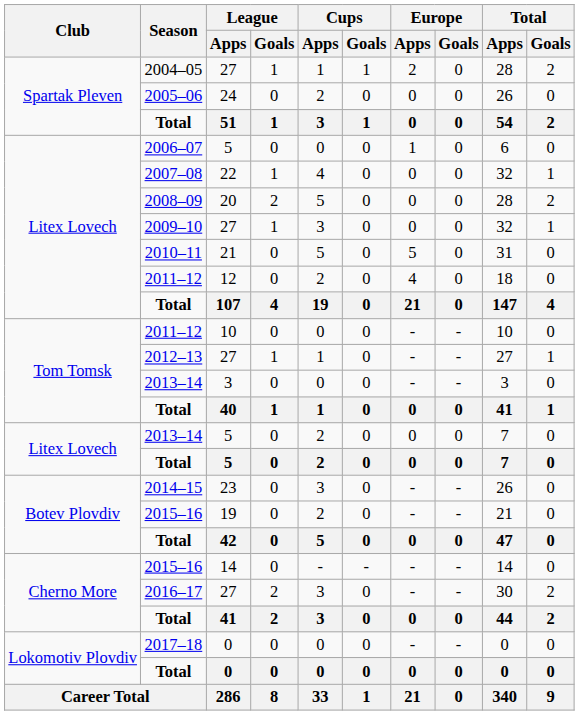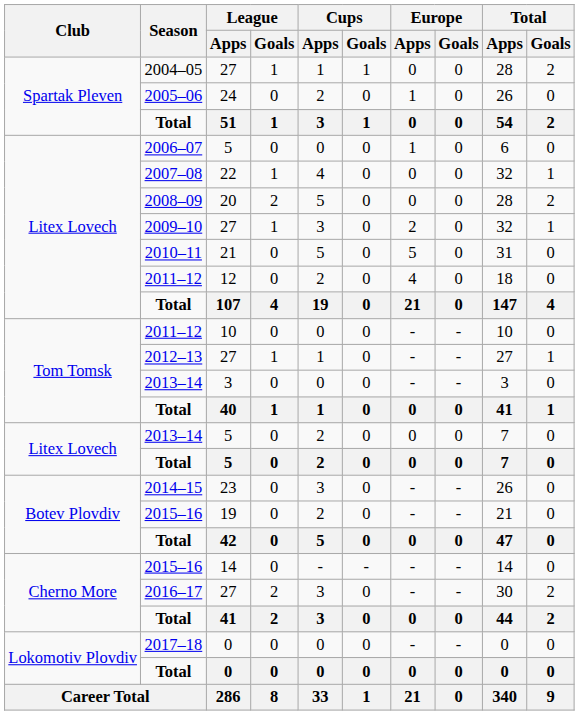(412, 69) 2 -> (412, 69) 0
(412, 95) 0 -> (412, 95) 1
(412, 226) 0 -> (412, 226) 2
